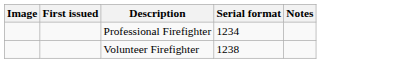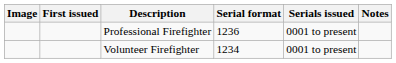+ column: (321, 13)
(228, 31) 1234 -> (228, 31) 1236
(228, 49) 1238 -> (228, 49) 1234
